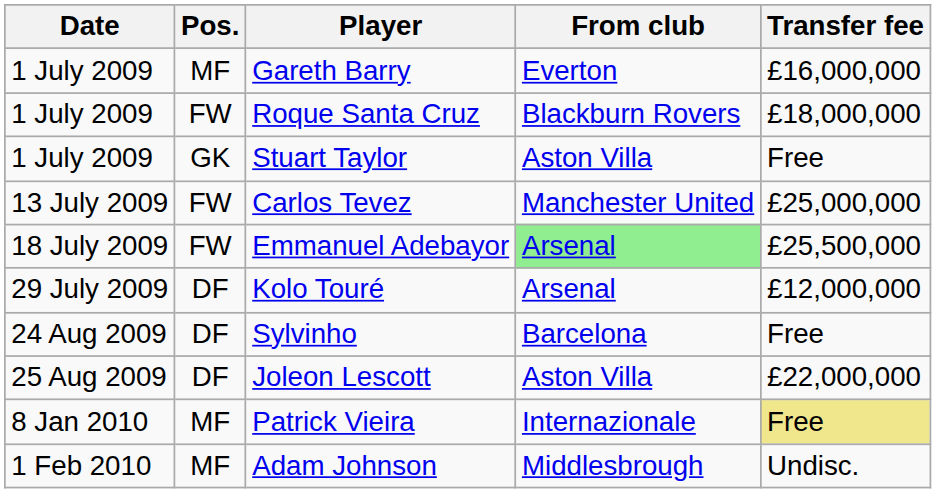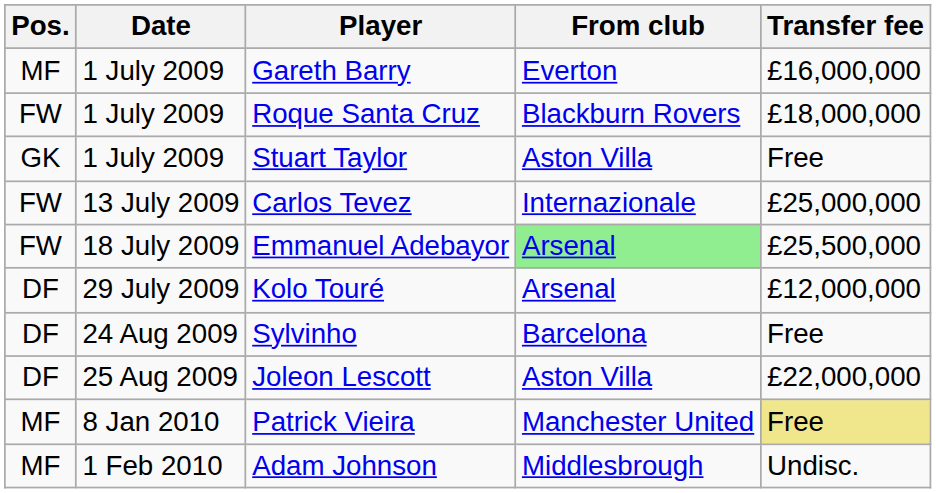columns swapped: (90, 26) <-> (210, 26)
(638, 202) Manchester United -> (609, 202) Internazionale
(609, 421) Internazionale -> (638, 421) Manchester United
